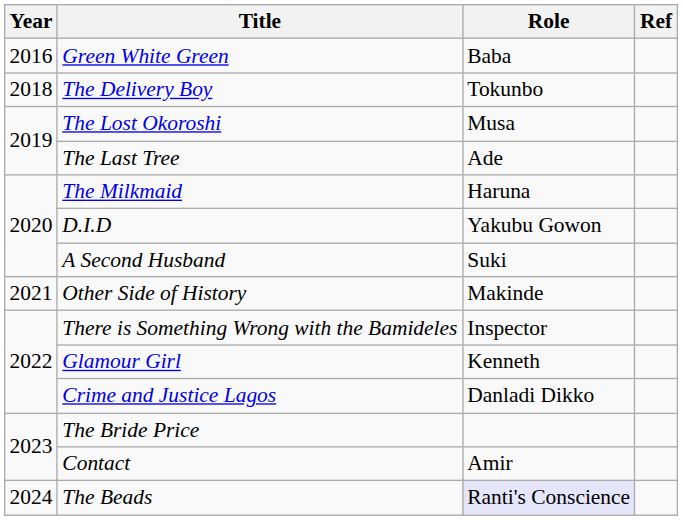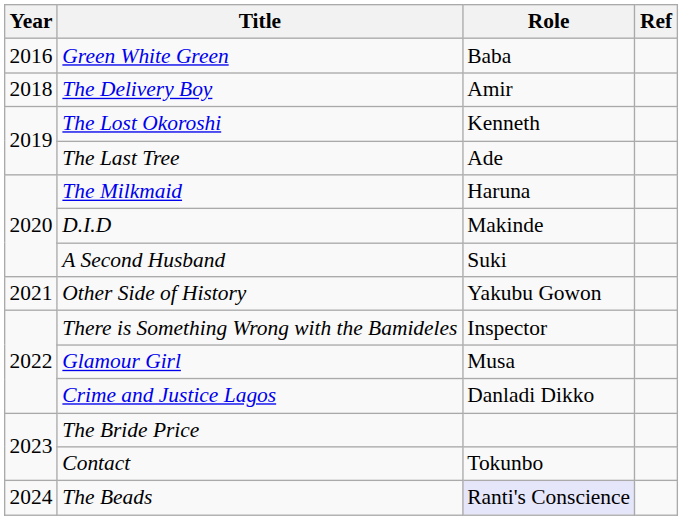(505, 89) Tokunbo -> (490, 89) Amir
(491, 123) Musa -> (504, 123) Kenneth
(534, 225) Yakubu Gowon -> (505, 225) Makinde
(505, 293) Makinde -> (534, 293) Yakubu Gowon
(504, 361) Kenneth -> (491, 361) Musa
(490, 463) Amir -> (505, 463) Tokunbo
